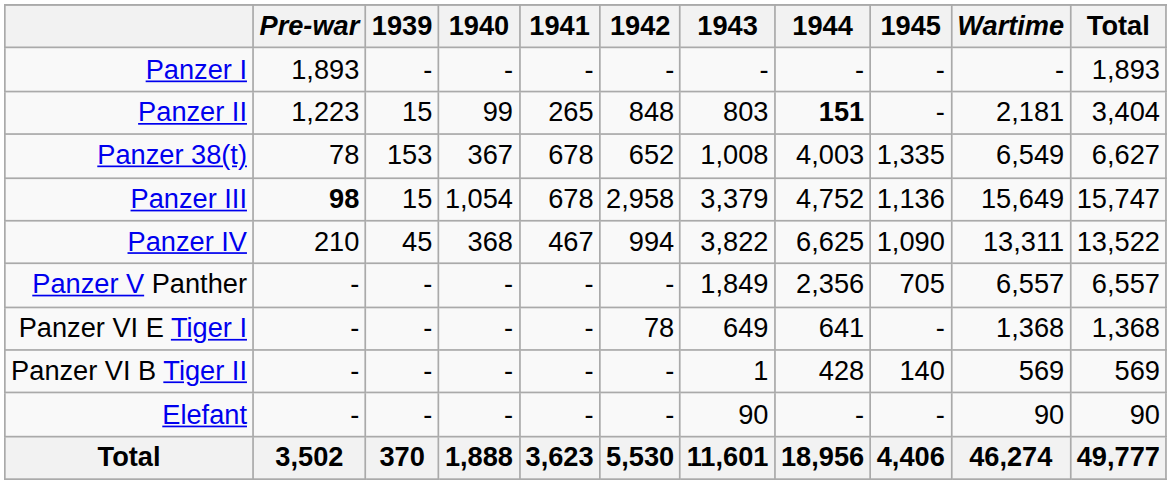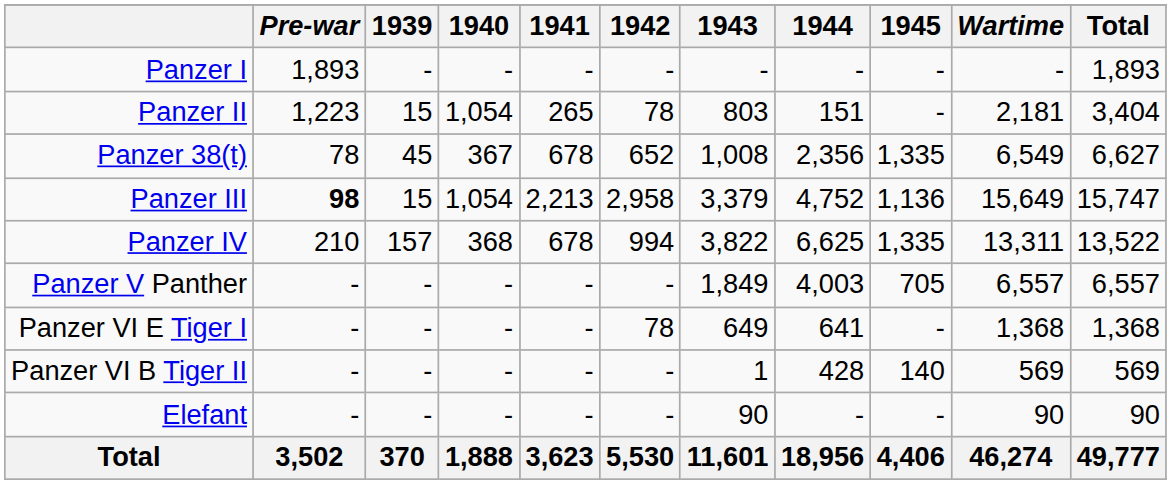(498, 112) 99 -> (479, 112) 1,054
(652, 112) 848 -> (659, 112) 78
(841, 112) bold -> (841, 112) normal
(410, 155) 153 -> (417, 155) 45
(830, 155) 4,003 -> (830, 155) 2,356
(571, 198) 678 -> (560, 198) 2,213
(417, 241) 45 -> (410, 241) 157
(571, 241) 467 -> (571, 241) 678
(911, 241) 1,090 -> (911, 241) 1,335
(830, 284) 2,356 -> (830, 284) 4,003
